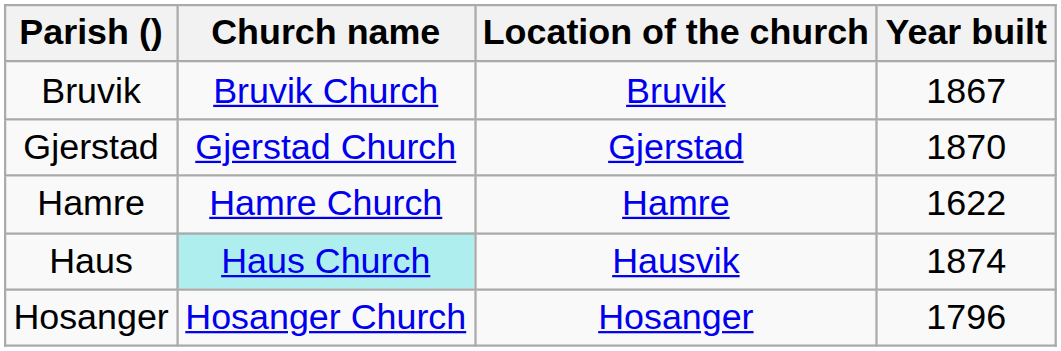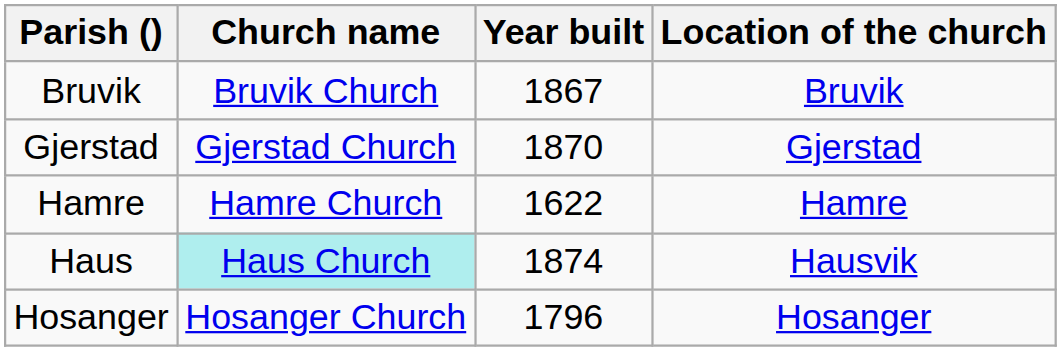columns swapped: (676, 32) <-> (966, 32)
